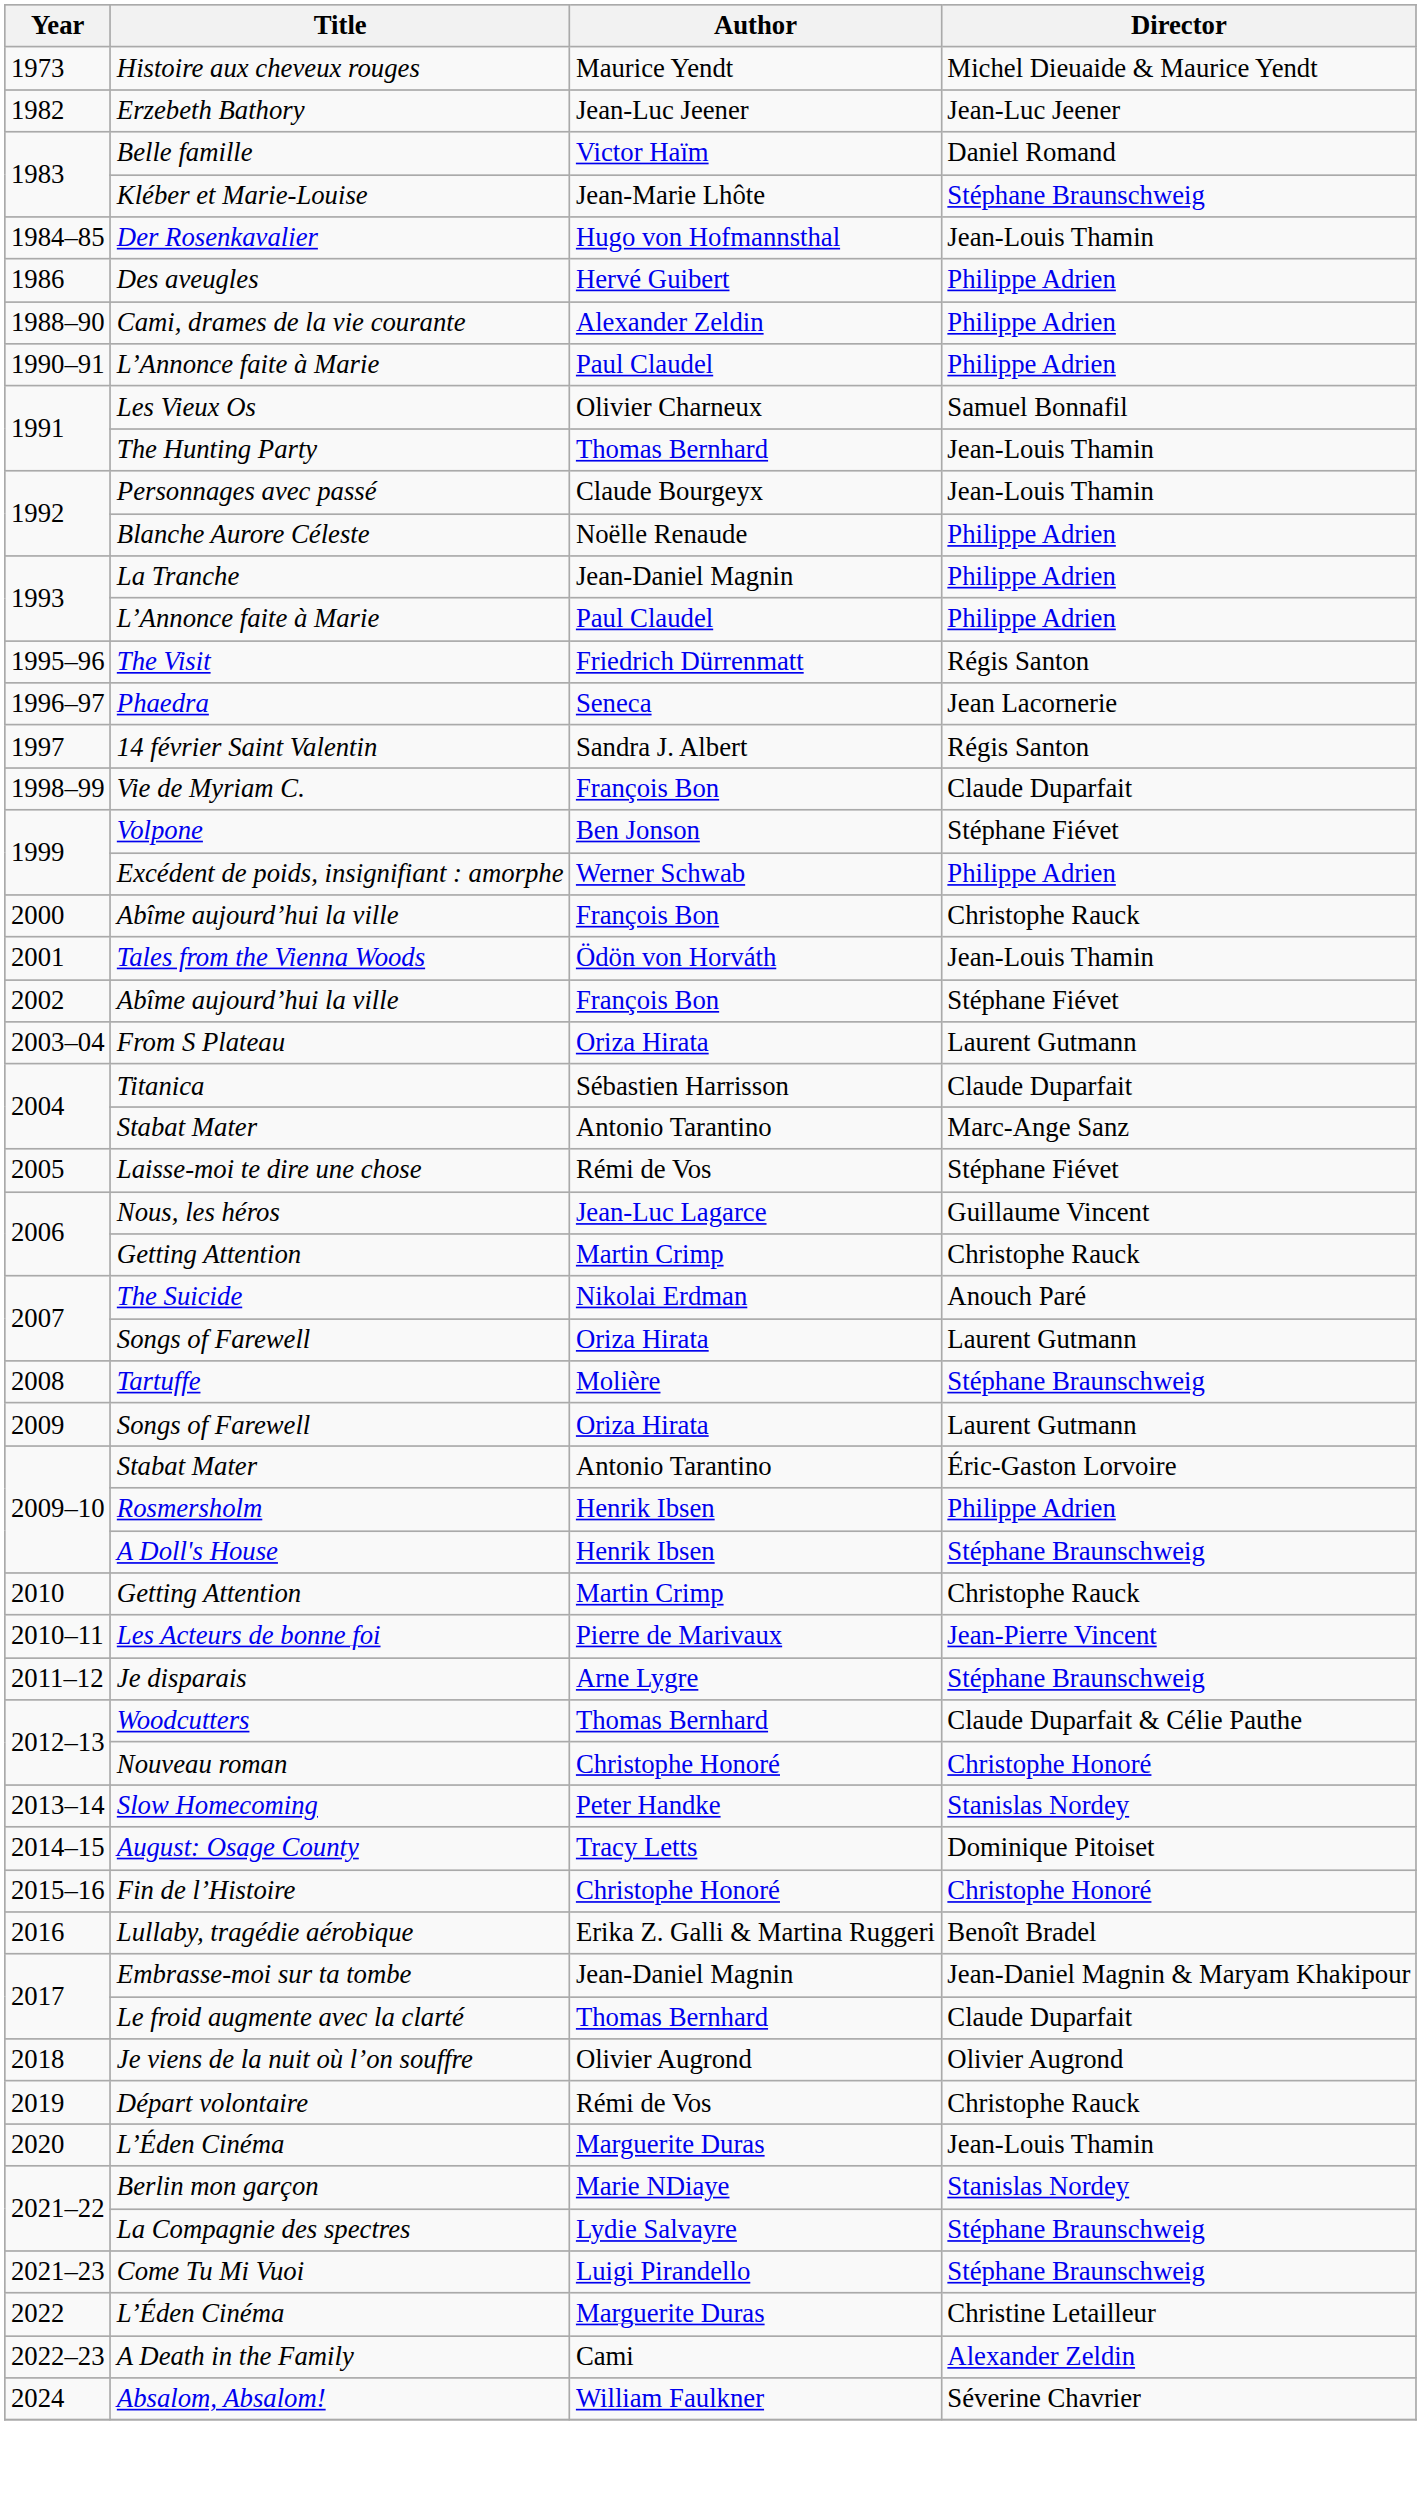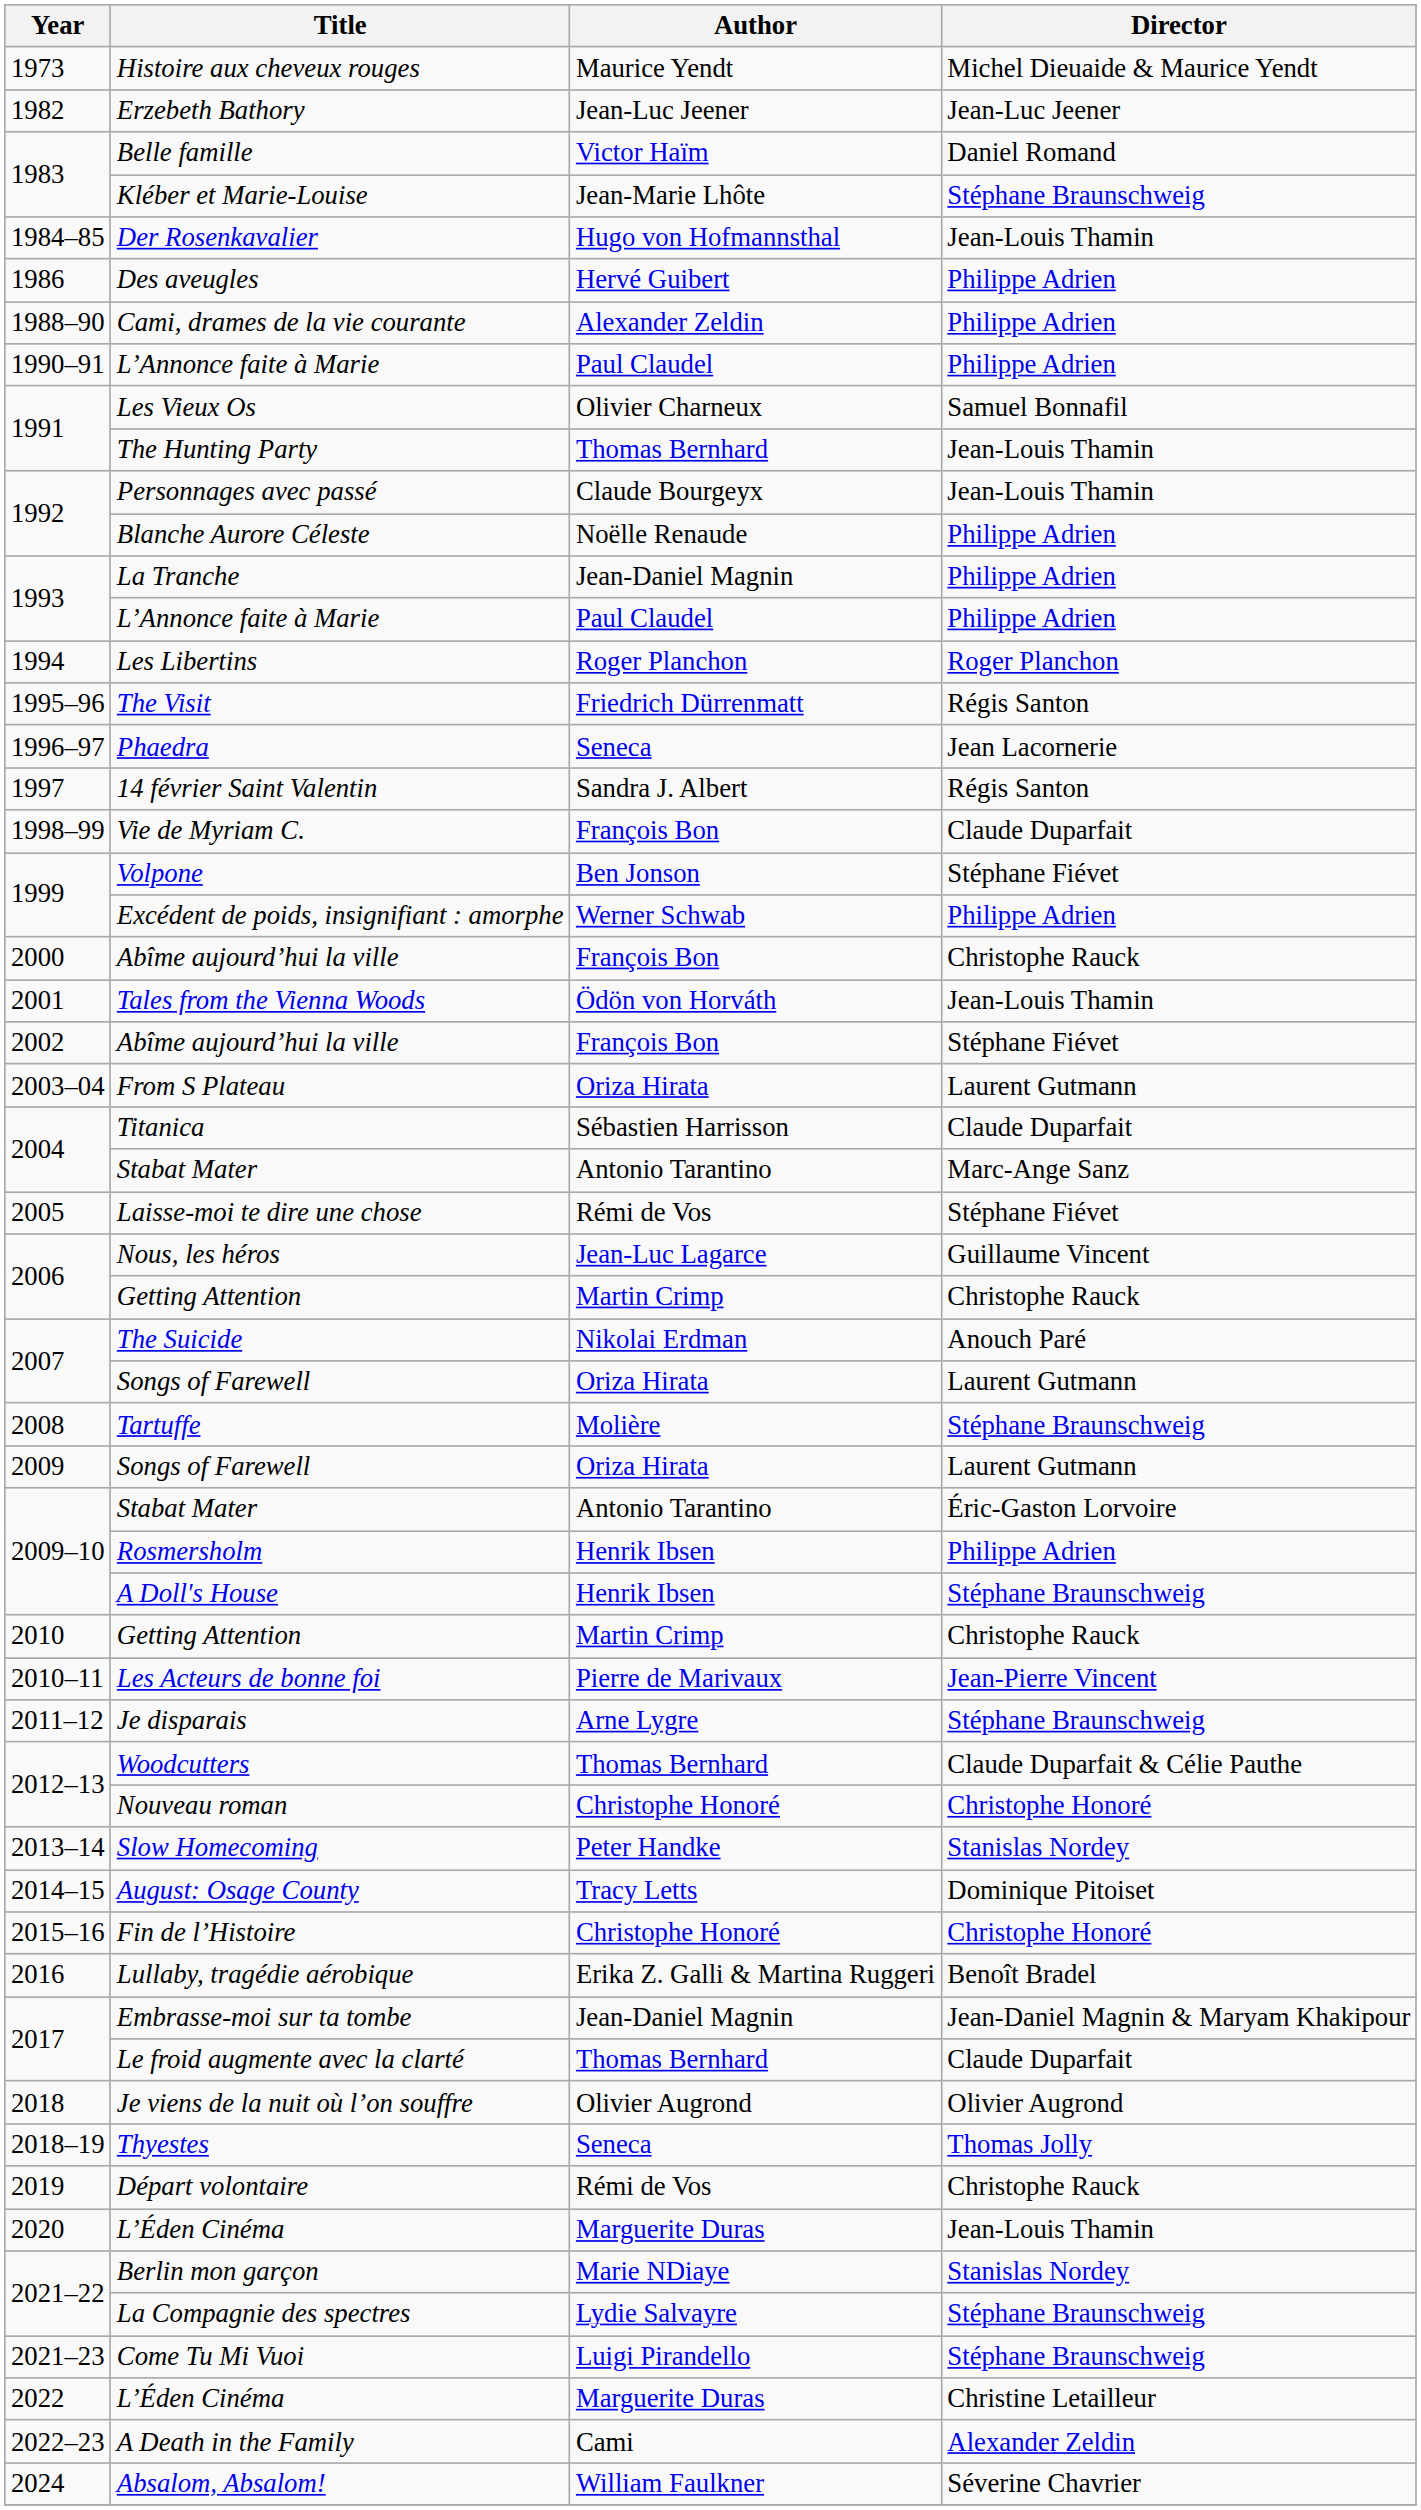+ row: (38, 661)
+ row: (58, 2144)
